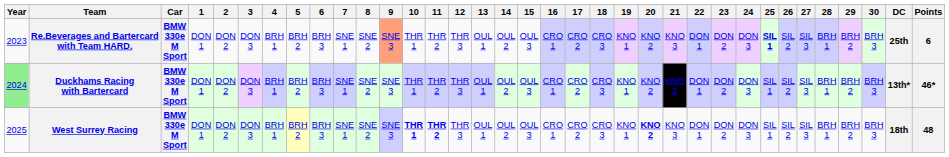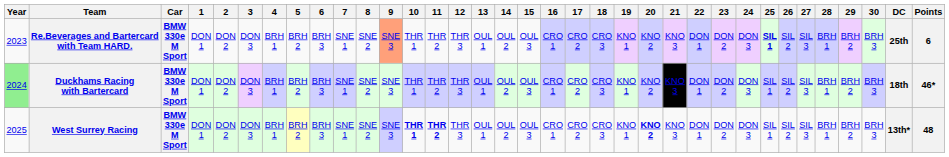(899, 85) 13th* -> (899, 85) 18th
(899, 130) 18th -> (899, 130) 13th*
